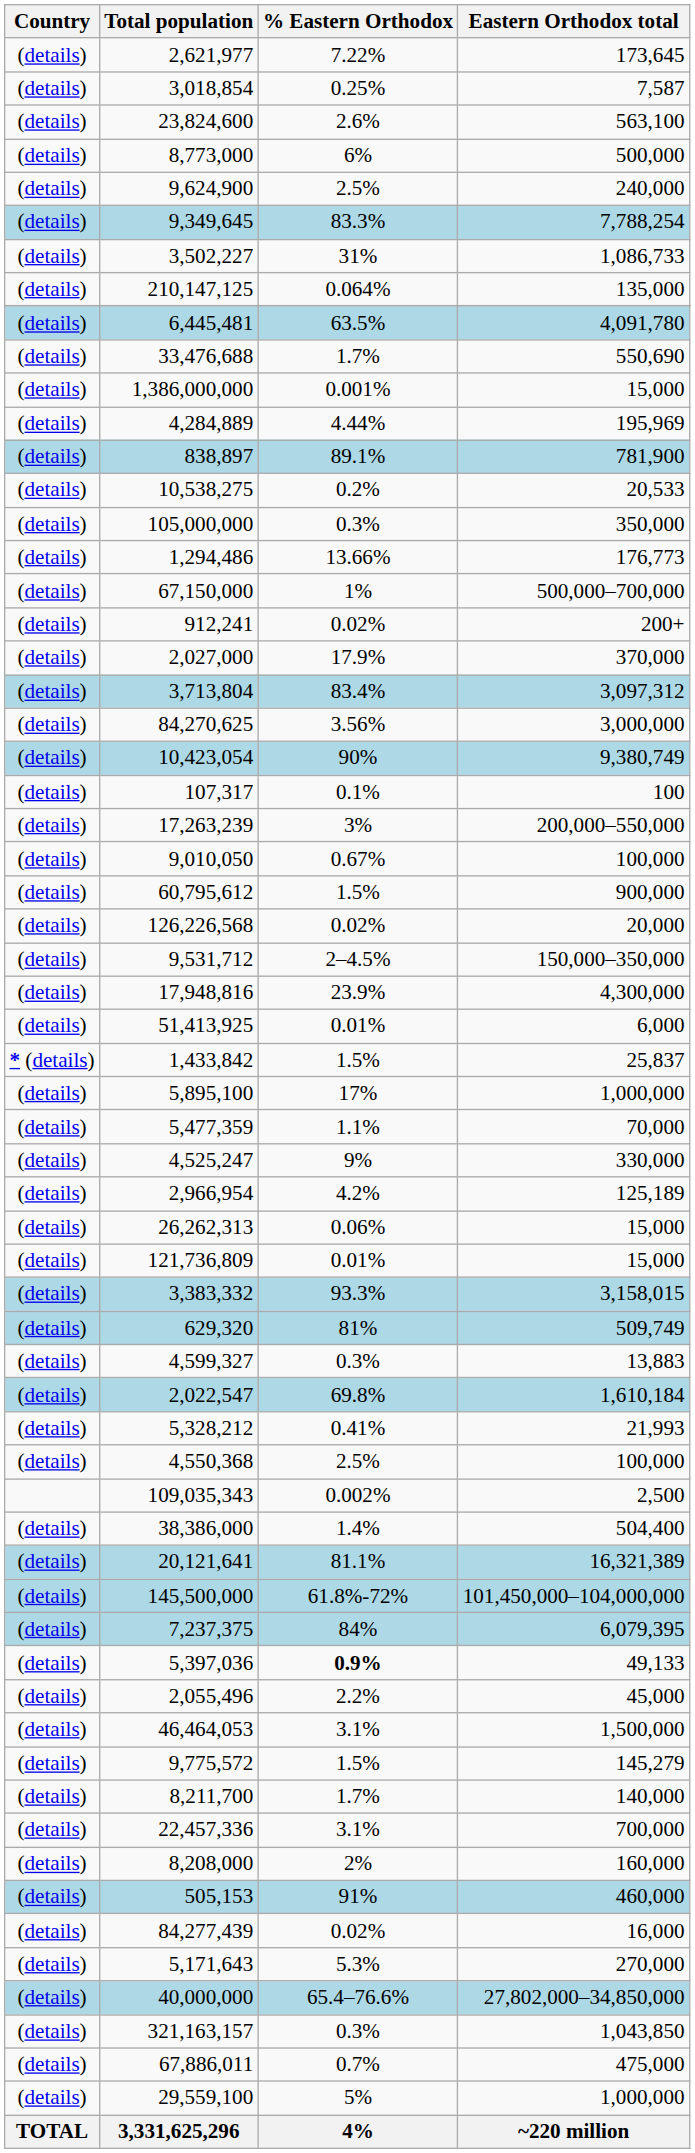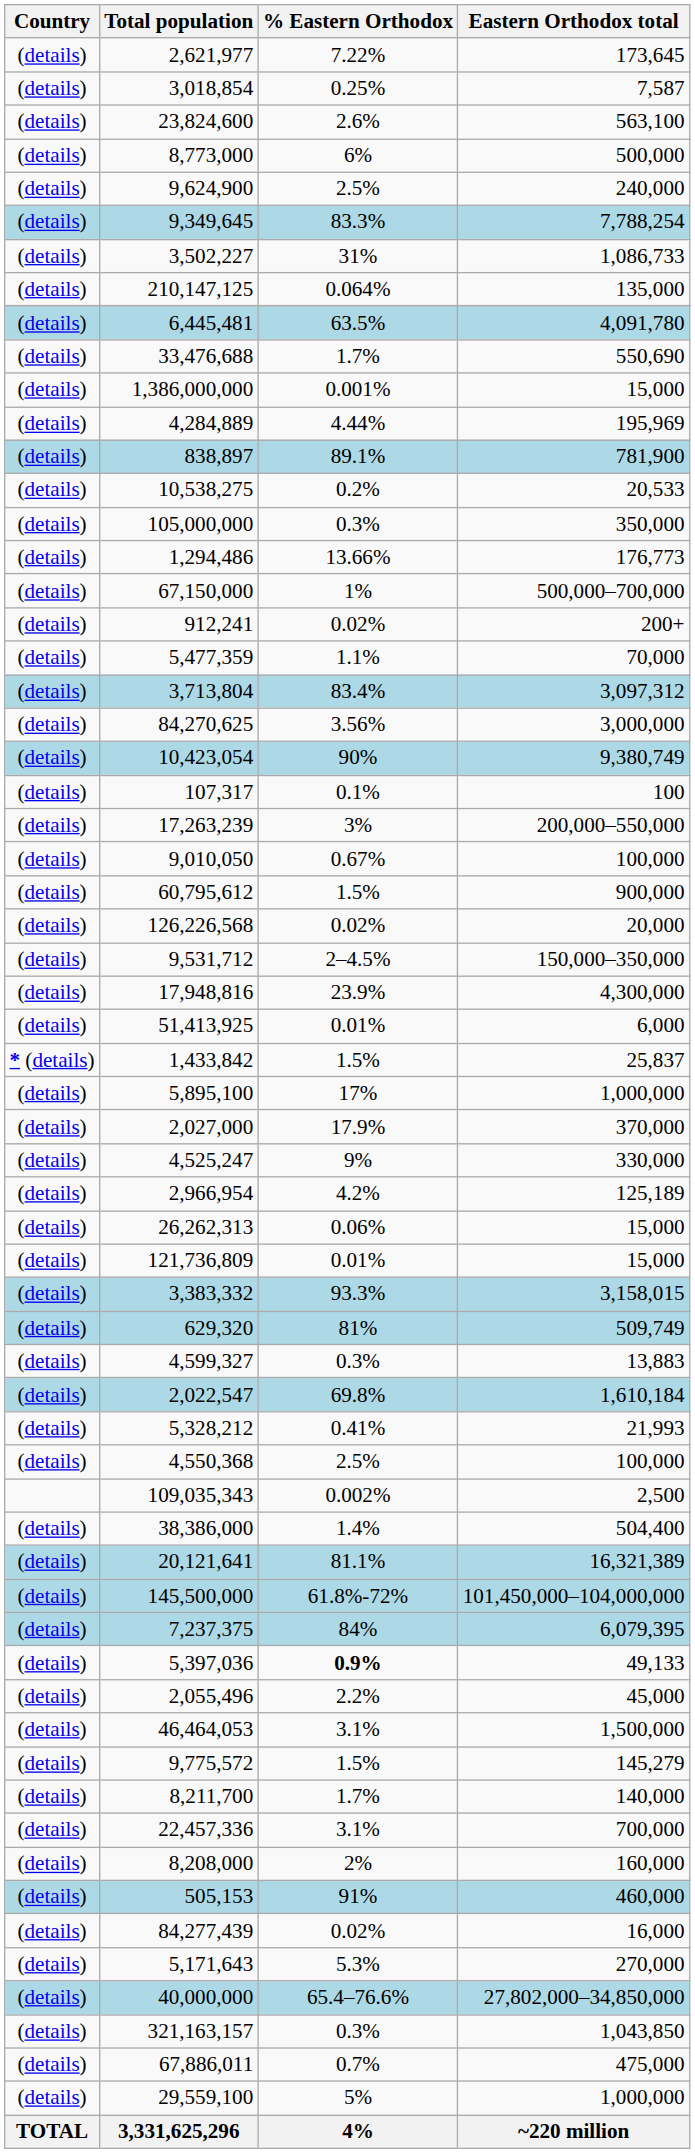rows swapped: (211, 1126) <-> (211, 657)
